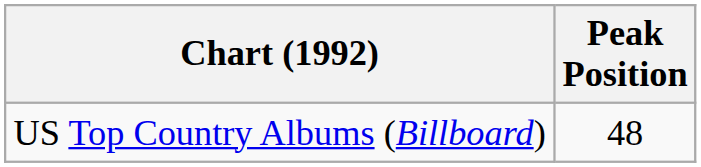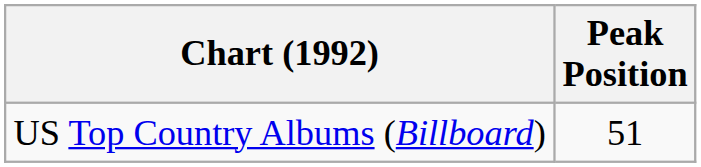(625, 131) 48 -> (625, 131) 51
